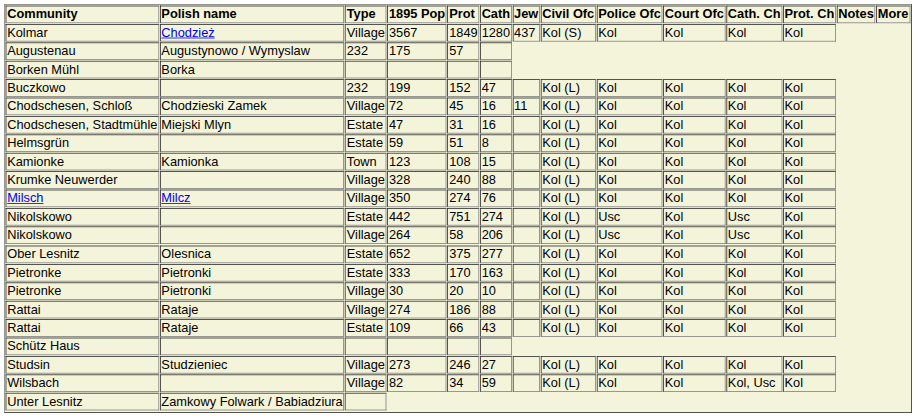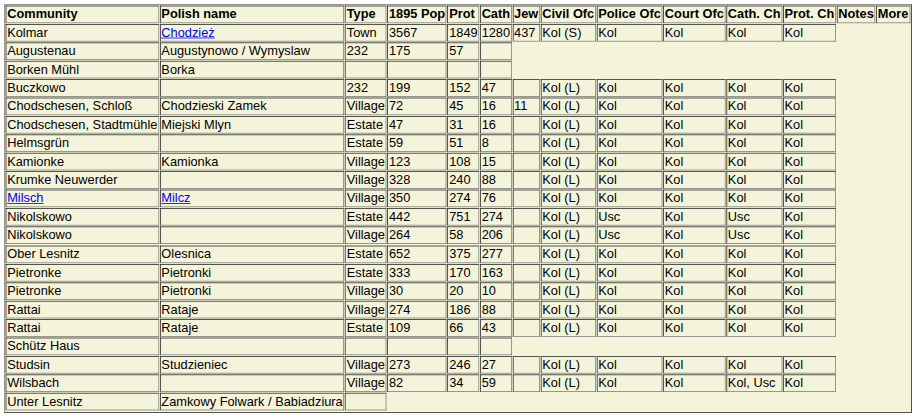(366, 32) Village -> (362, 32) Town
(362, 161) Town -> (366, 161) Village
